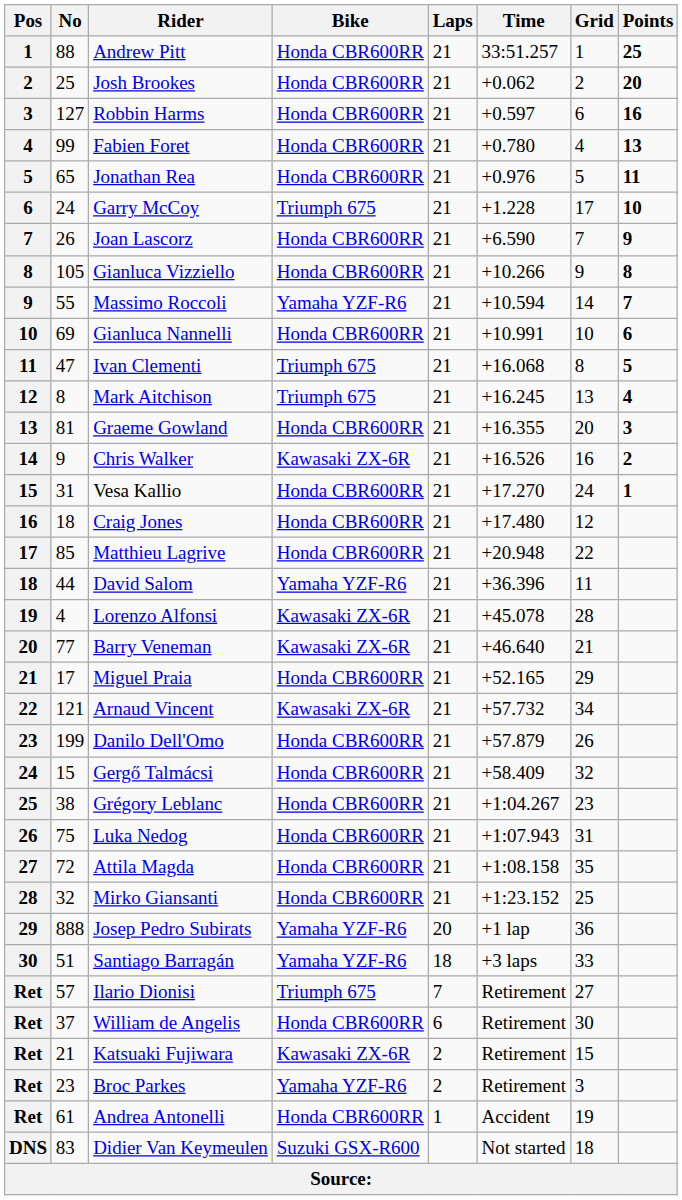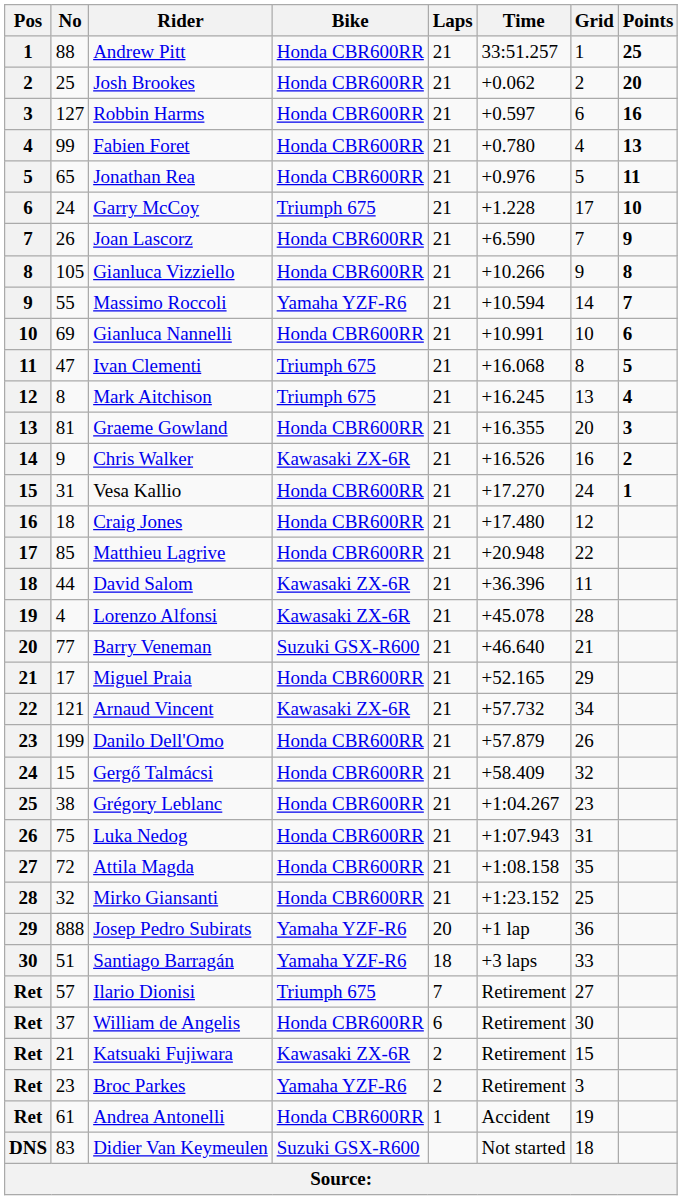(342, 584) Yamaha YZF-R6 -> (343, 584) Kawasaki ZX-6R
(343, 646) Kawasaki ZX-6R -> (348, 646) Suzuki GSX-R600
